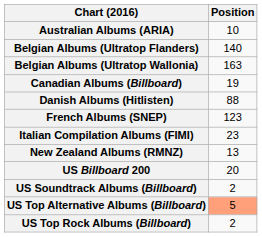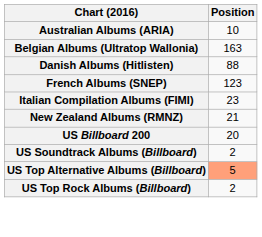- row: (106, 48)
- row: (106, 83)
(233, 153) 13 -> (233, 118) 21
